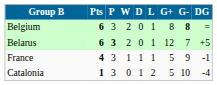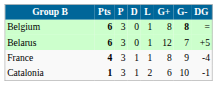- column: (125, 12)
(113, 42) bold -> (123, 42) normal
(172, 57) 5 -> (169, 57) 8
(206, 57) -1 -> (206, 57) -4
(172, 72) 5 -> (169, 72) 6
(206, 72) -4 -> (206, 72) -1
